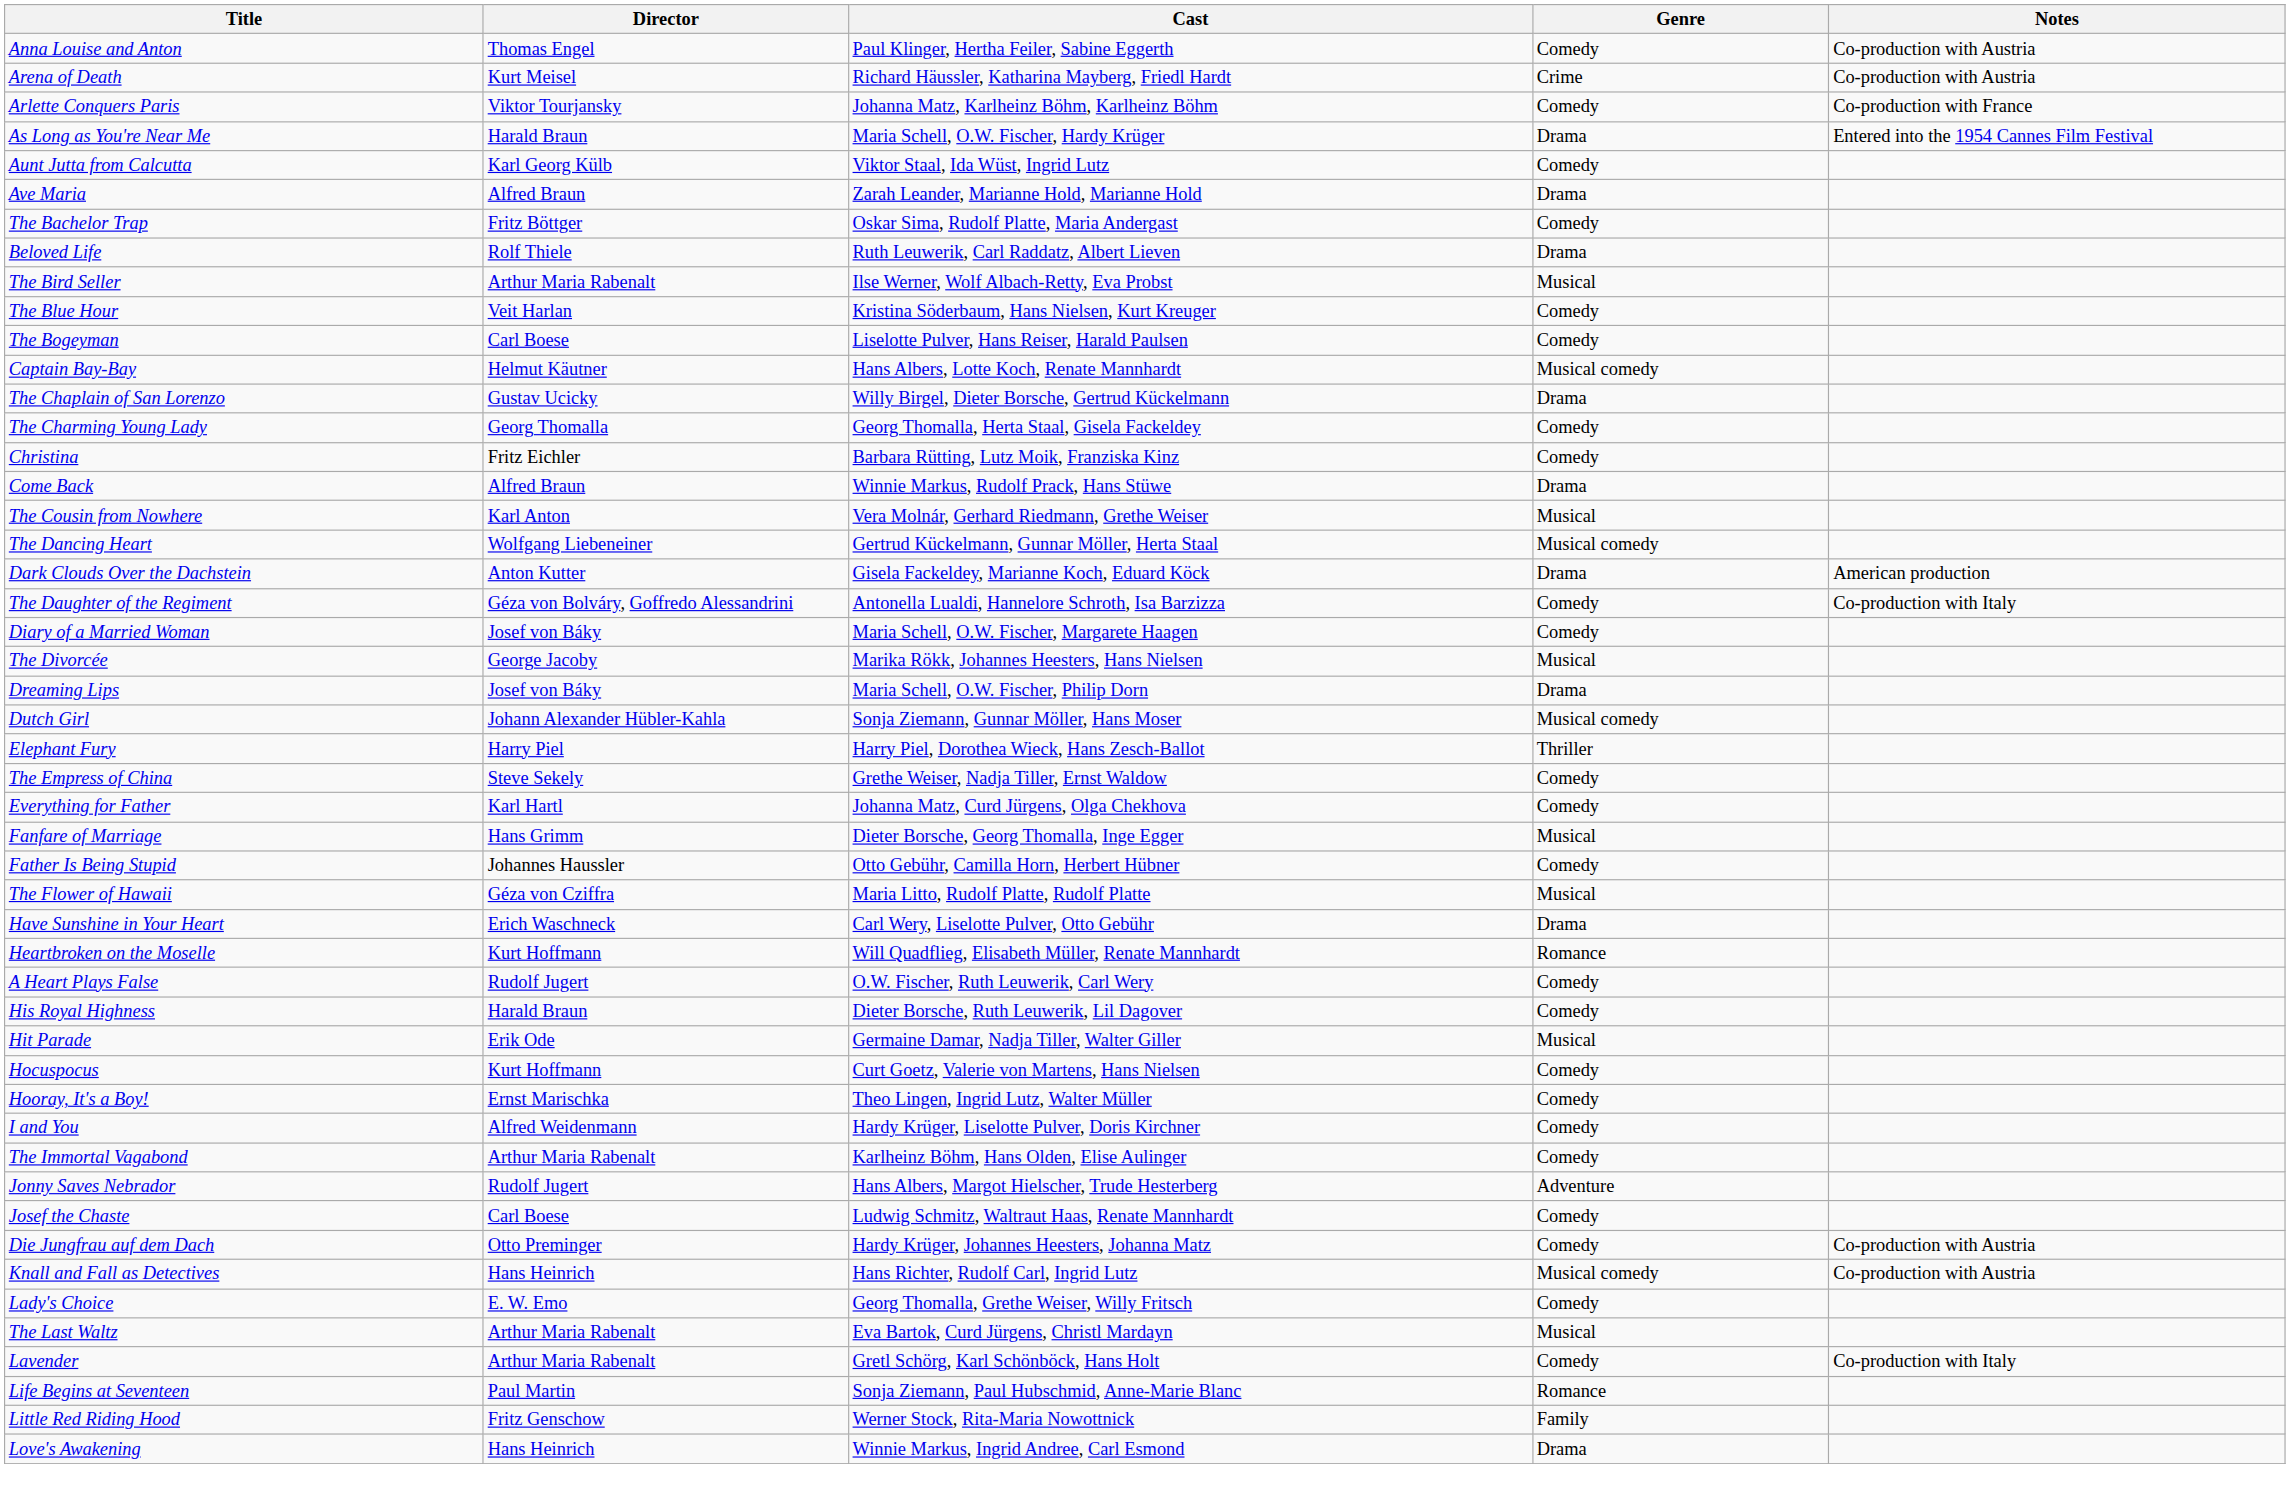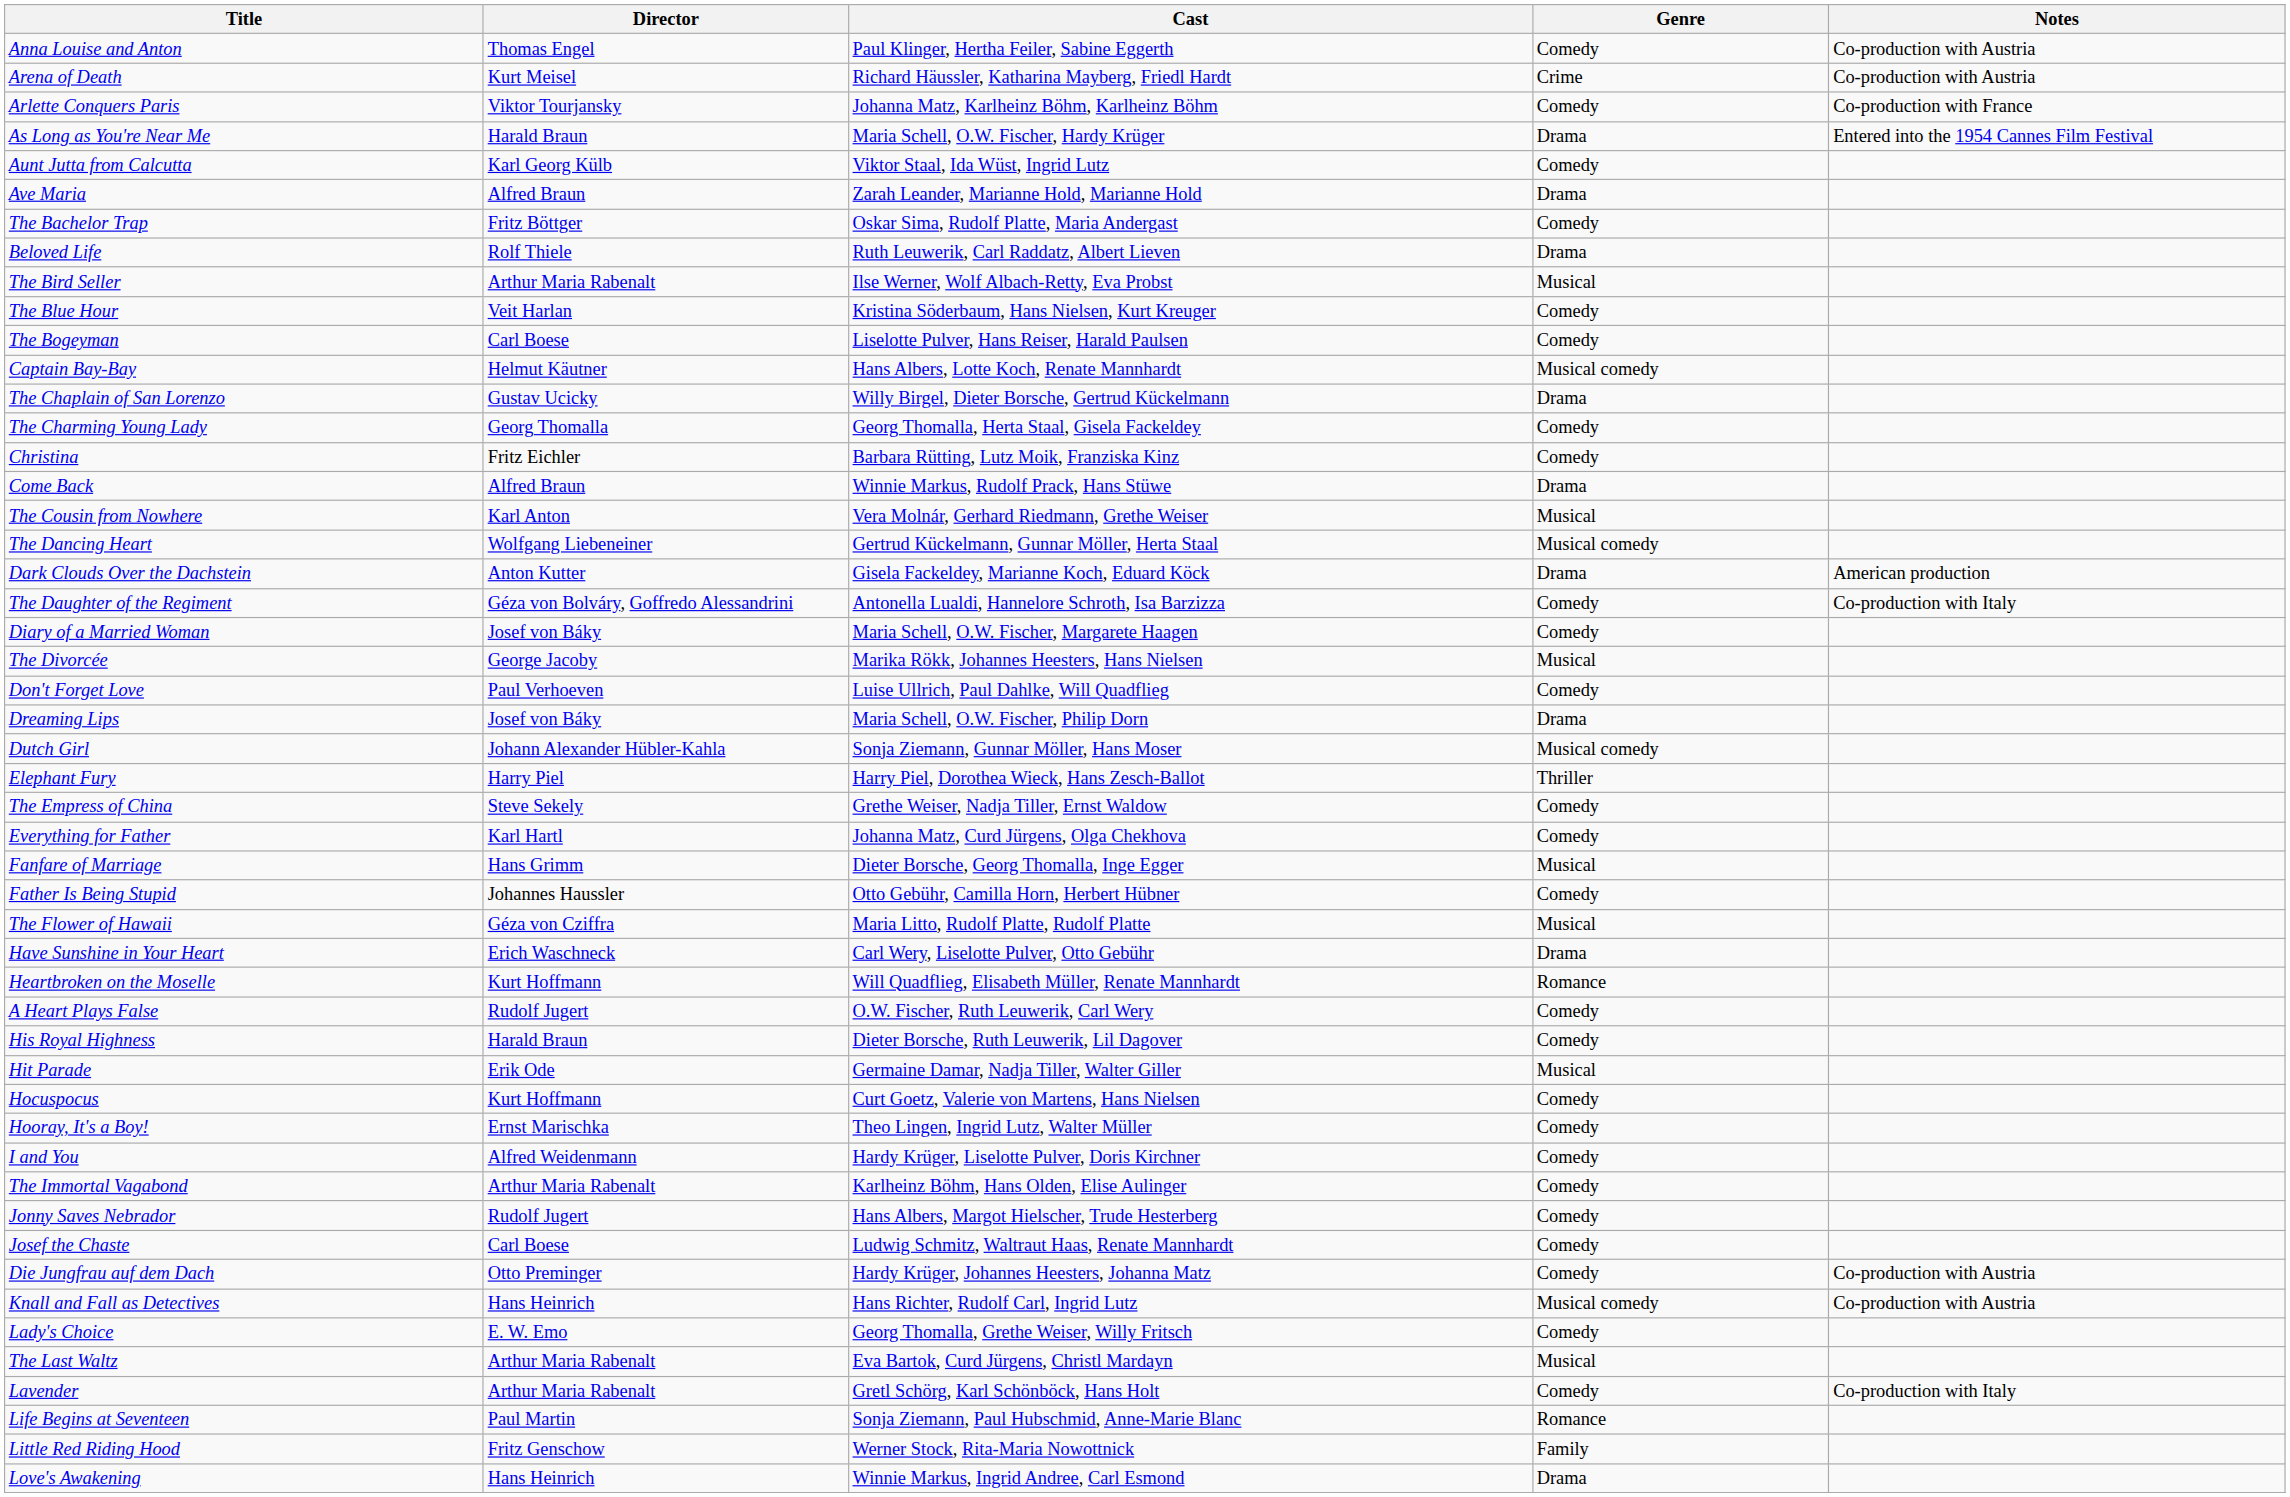+ row: (76, 690)
(1576, 1186) Adventure -> (1568, 1215) Comedy
